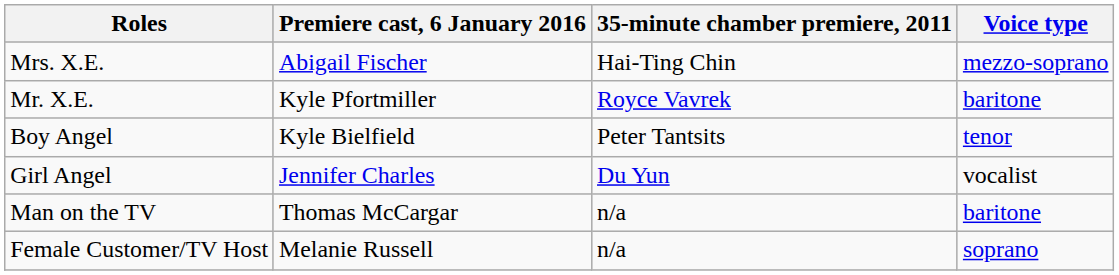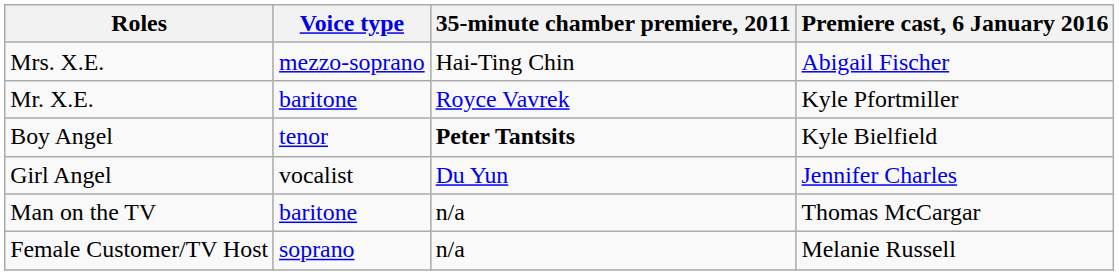columns swapped: (1036, 23) <-> (433, 23)
(661, 136) normal -> (505, 136) bold
